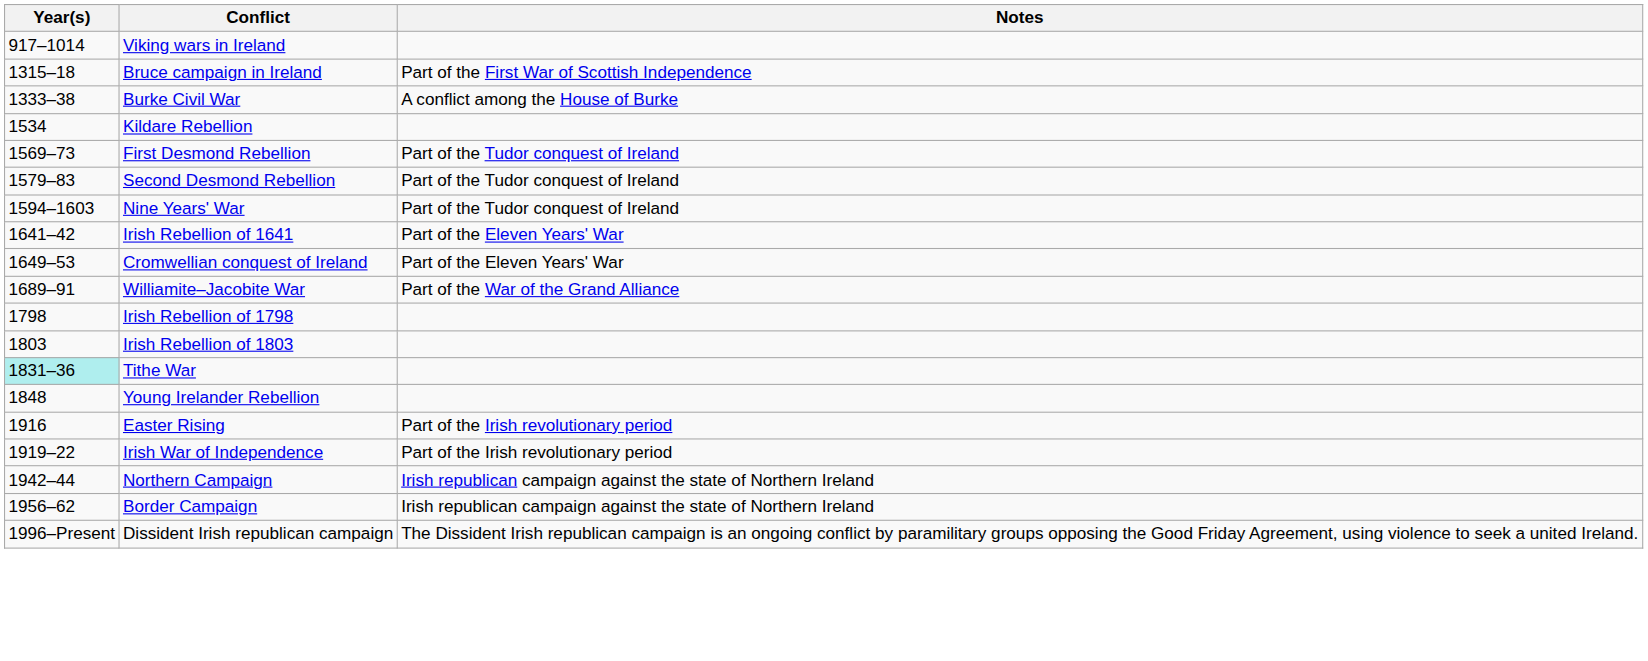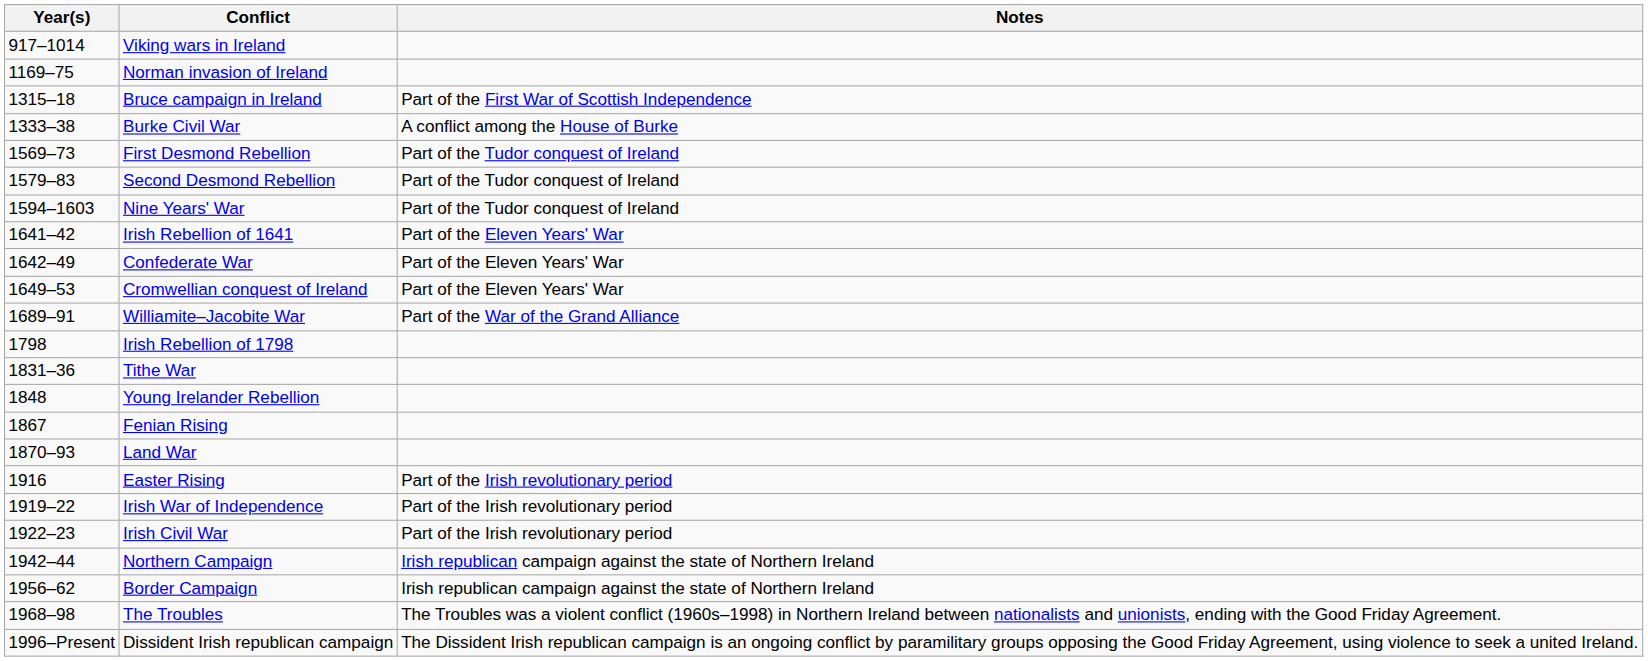+ row: (225, 72)
- row: (188, 126)
+ row: (188, 262)
- row: (208, 343)
(42, 371) paleturquoise background -> (42, 371) no background
+ row: (175, 425)
+ row: (160, 452)
+ row: (175, 533)
+ row: (173, 615)
